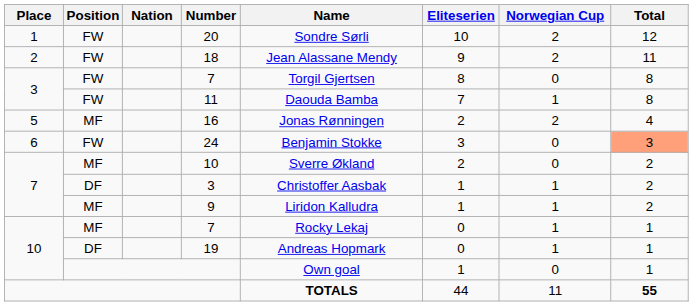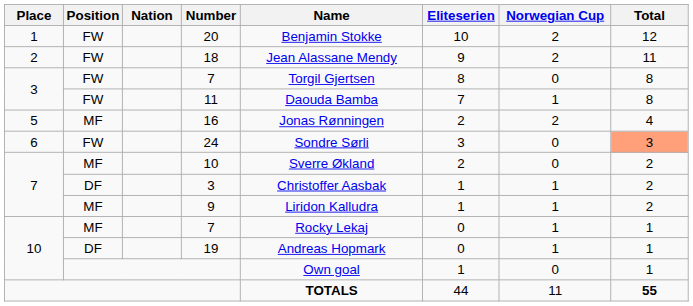(332, 36) Sondre Sørli -> (332, 36) Benjamin Stokke
(332, 142) Benjamin Stokke -> (332, 142) Sondre Sørli
